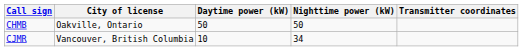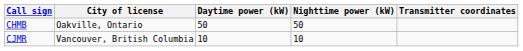(298, 39) 34 -> (298, 39) 10
